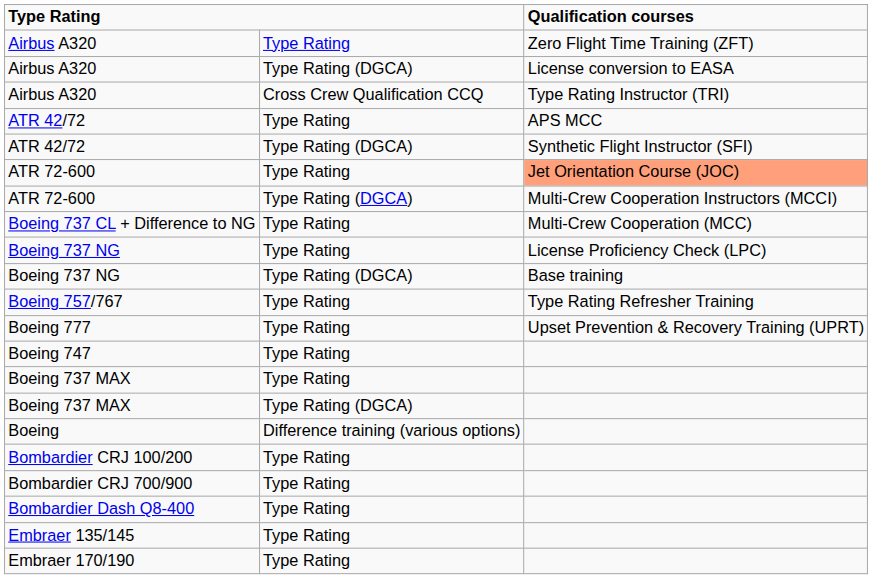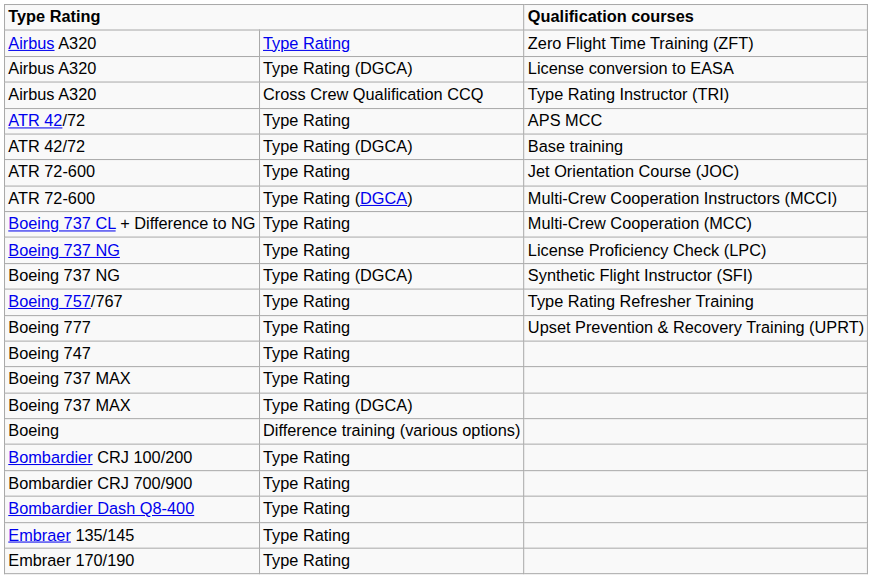(640, 146) Synthetic Flight Instructor (SFI) -> (575, 146) Base training
(634, 172) lightsalmon background -> (634, 172) no background
(575, 276) Base training -> (640, 276) Synthetic Flight Instructor (SFI)
